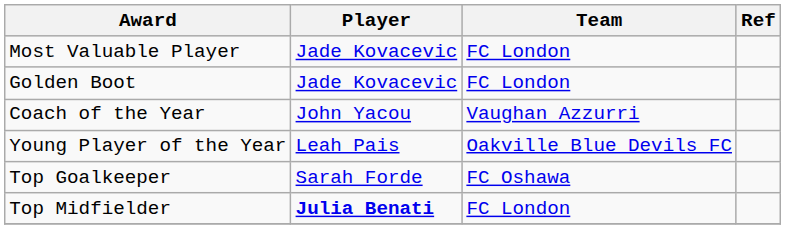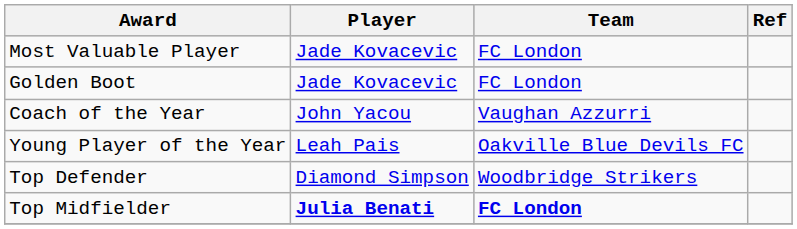- row: (90, 177)
+ row: (79, 177)
(518, 209) normal -> (530, 209) bold
